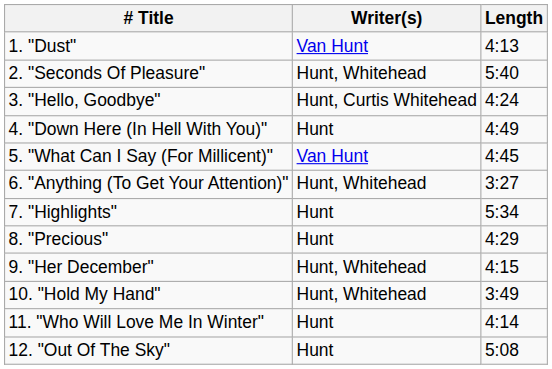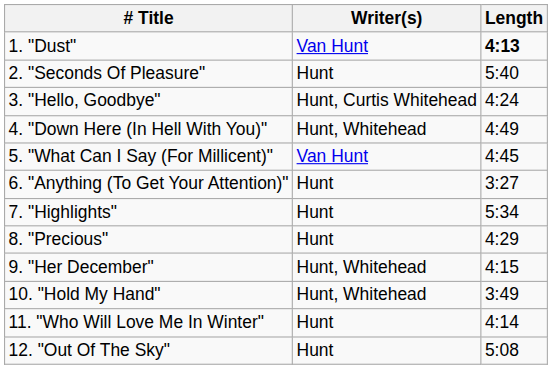(502, 45) normal -> (502, 45) bold
(362, 73) Hunt, Whitehead -> (315, 73) Hunt
(315, 128) Hunt -> (362, 128) Hunt, Whitehead
(362, 184) Hunt, Whitehead -> (315, 184) Hunt
